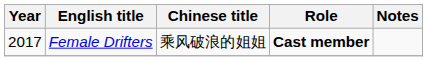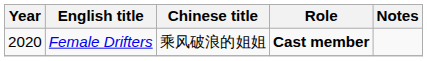(25, 42) 2017 -> (25, 42) 2020
